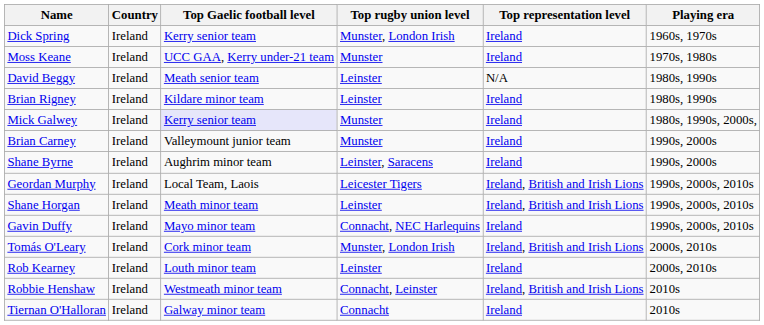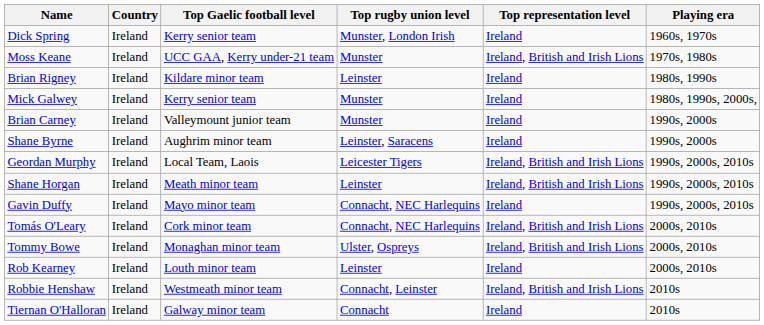(504, 57) Ireland -> (565, 57) Ireland, British and Irish Lions
- row: (41, 78)
(210, 120) lavender background -> (210, 99) no background
(397, 246) Munster, London Irish -> (410, 225) Connacht, NEC Harlequins
+ row: (44, 246)
